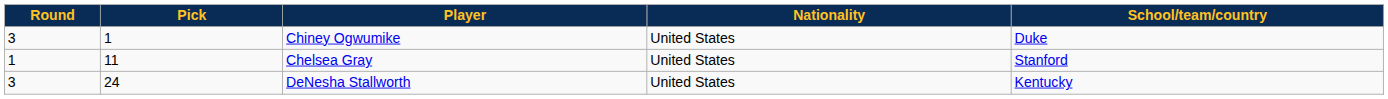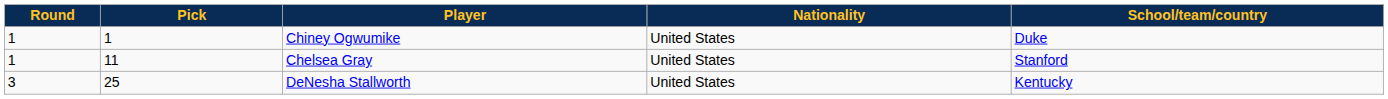(12, 37) 3 -> (12, 37) 1
(112, 82) 24 -> (112, 82) 25
